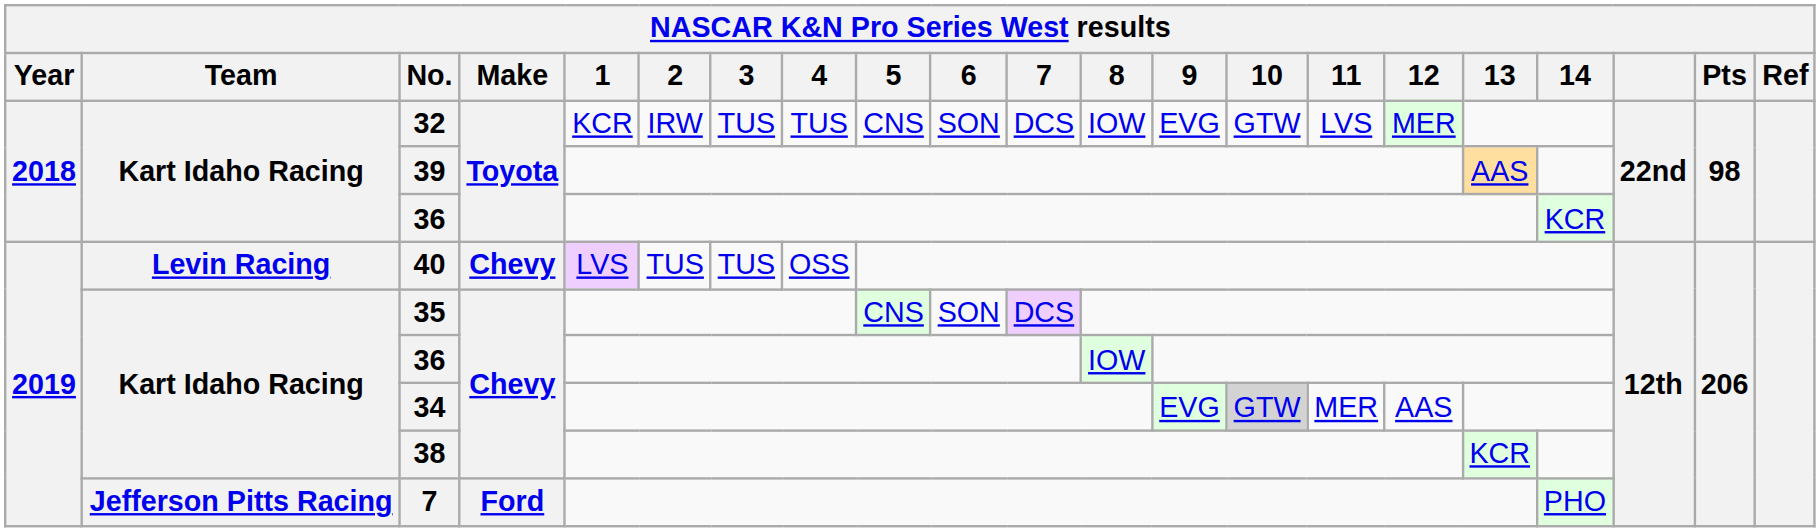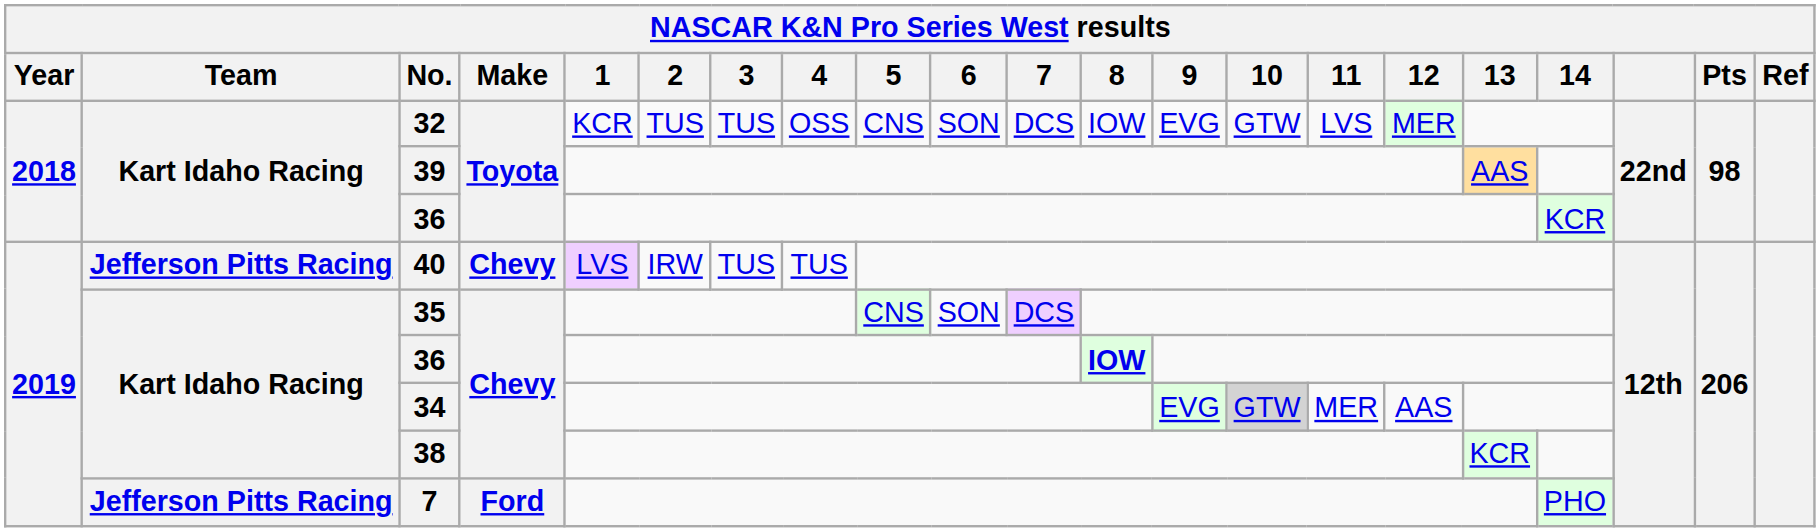(675, 123) IRW -> (675, 123) TUS
(819, 123) TUS -> (819, 123) OSS
(241, 265) Levin Racing -> (241, 265) Jefferson Pitts Racing
(675, 265) TUS -> (675, 265) IRW
(819, 265) OSS -> (819, 265) TUS
(1117, 360) normal -> (1117, 360) bold
